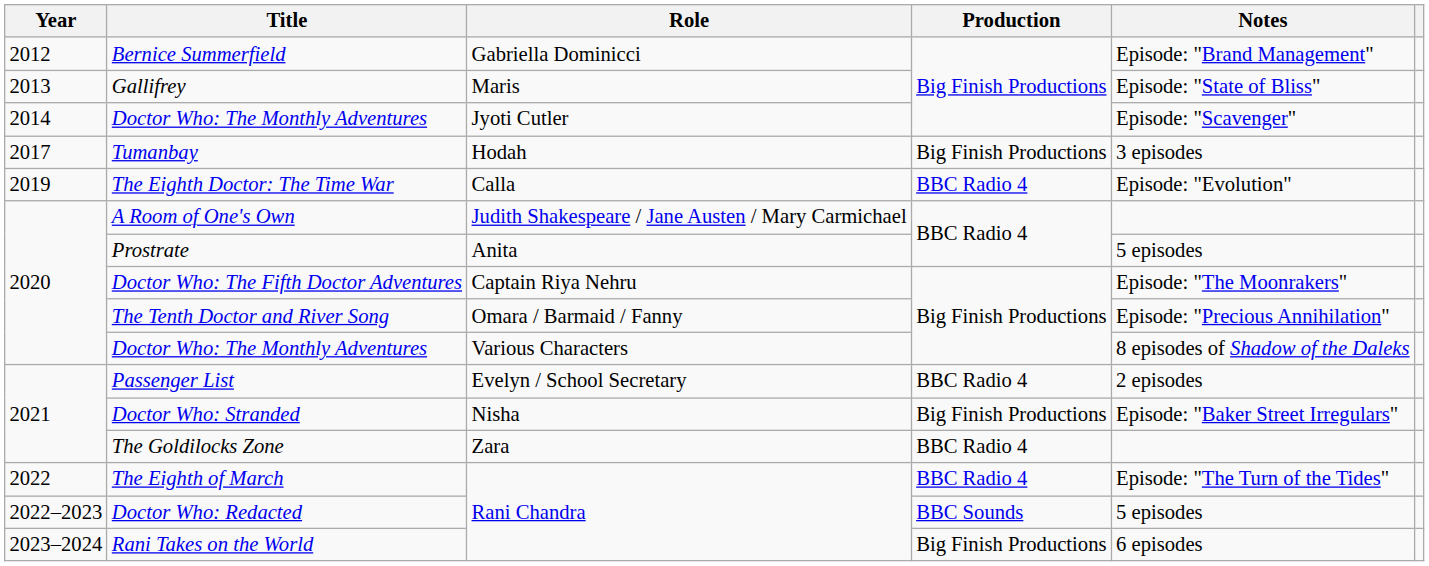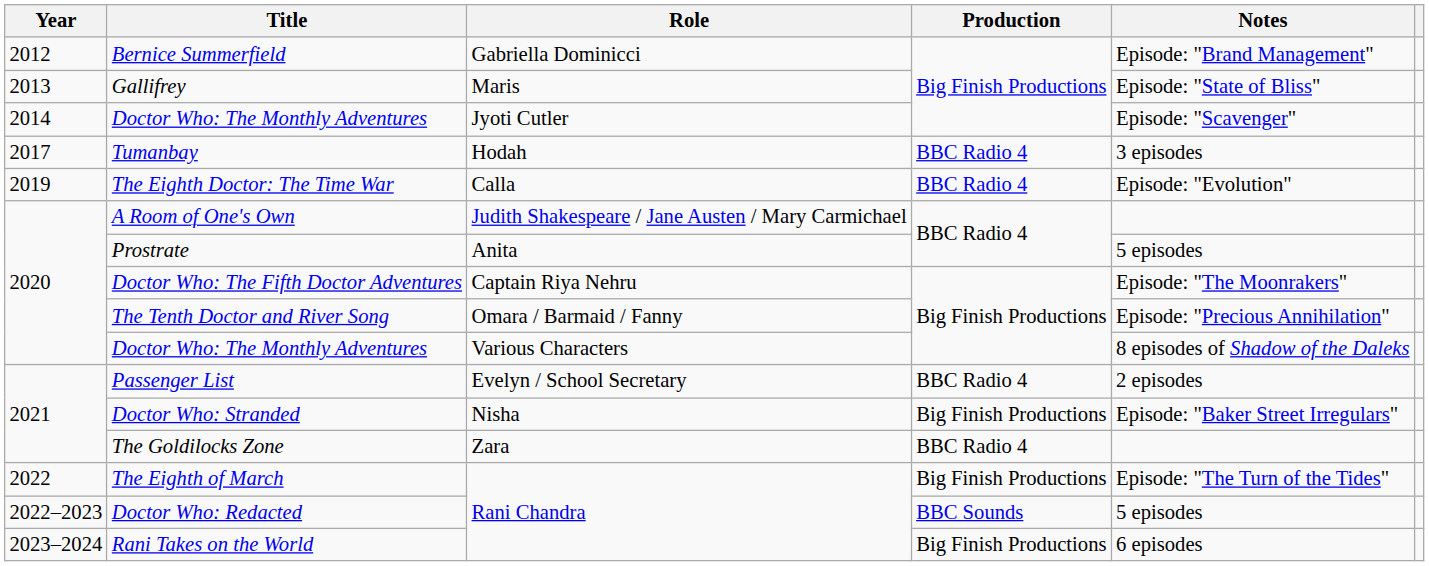(1011, 151) Big Finish Productions -> (972, 151) BBC Radio 4
(972, 479) BBC Radio 4 -> (1011, 479) Big Finish Productions
